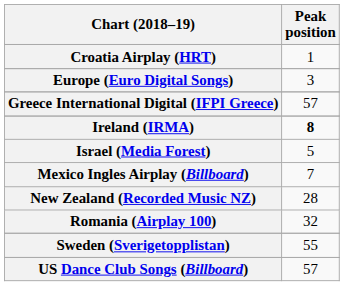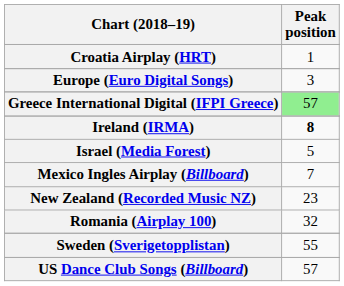(311, 103) no background -> (311, 103) lightgreen background
(311, 198) 28 -> (311, 198) 23
